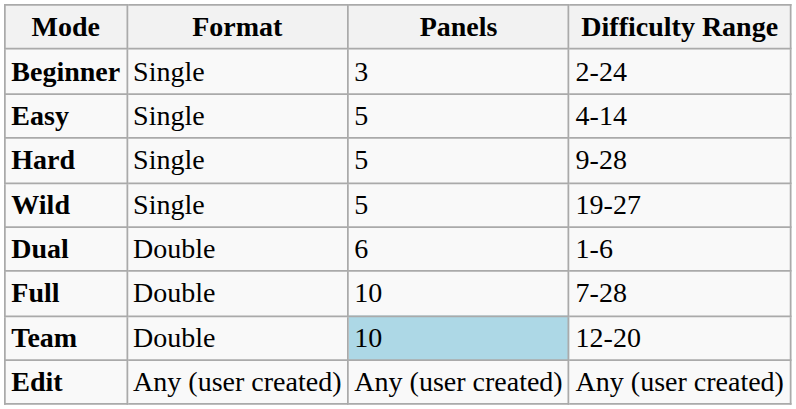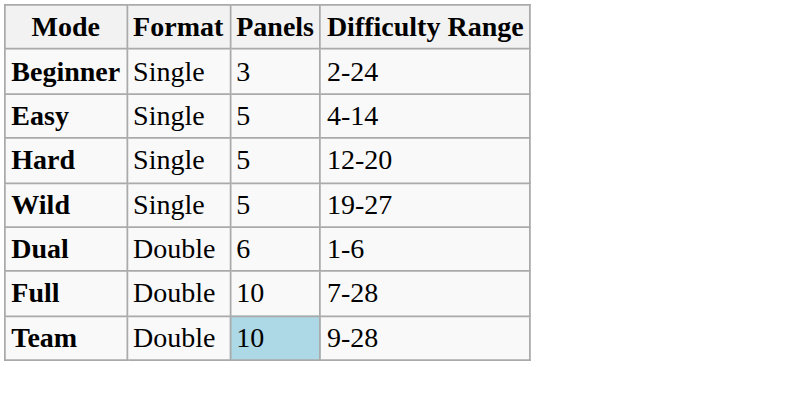(601, 159) 9-28 -> (360, 159) 12-20
(608, 337) 12-20 -> (353, 337) 9-28
- row: (37, 381)
